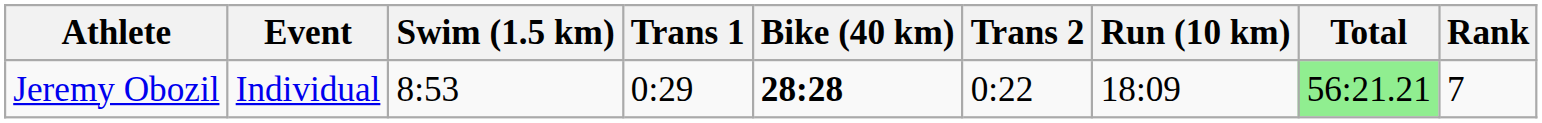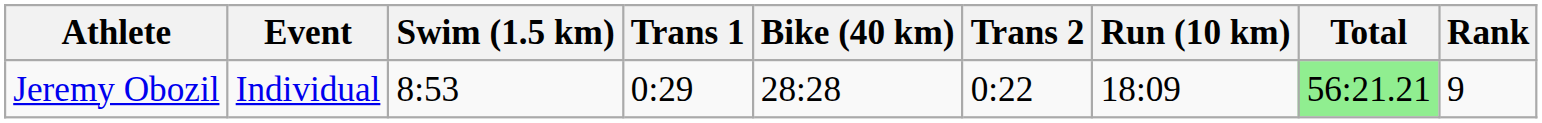(802, 88) bold -> (801, 88) normal
(1456, 88) 7 -> (1456, 88) 9
